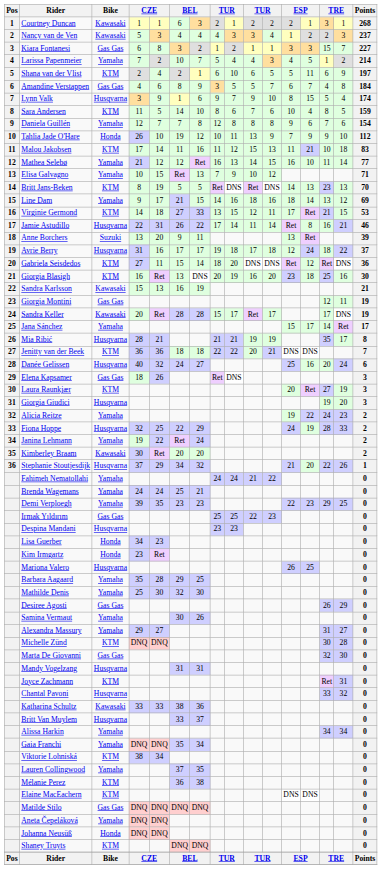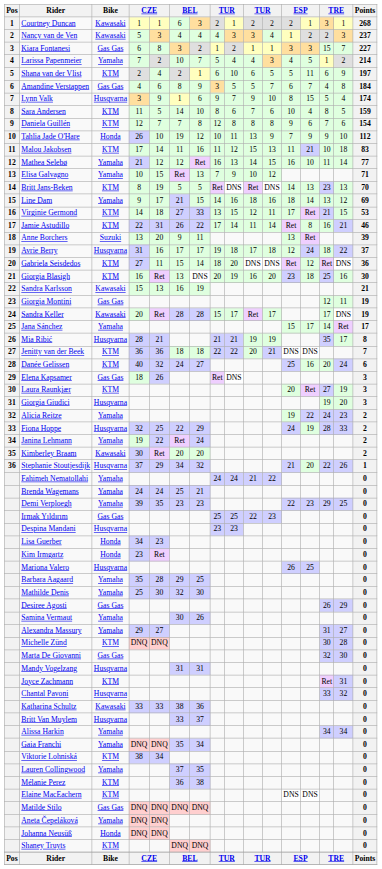(110, 124) Yamaha -> (110, 124) KTM
(110, 225) Husqvarna -> (110, 225) KTM
(110, 365) Husqvarna -> (110, 365) KTM
